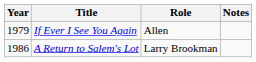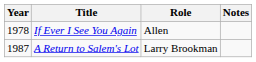(18, 30) 1979 -> (18, 30) 1978
(18, 48) 1986 -> (18, 48) 1987
